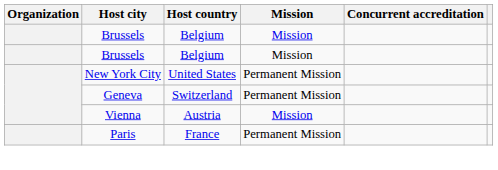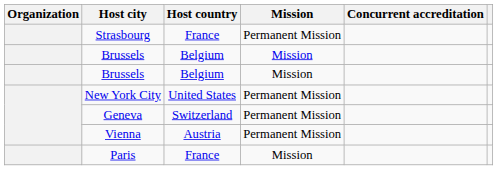+ row: (123, 34)
(292, 114) Mission -> (292, 134) Permanent Mission
(292, 134) Permanent Mission -> (292, 154) Mission
